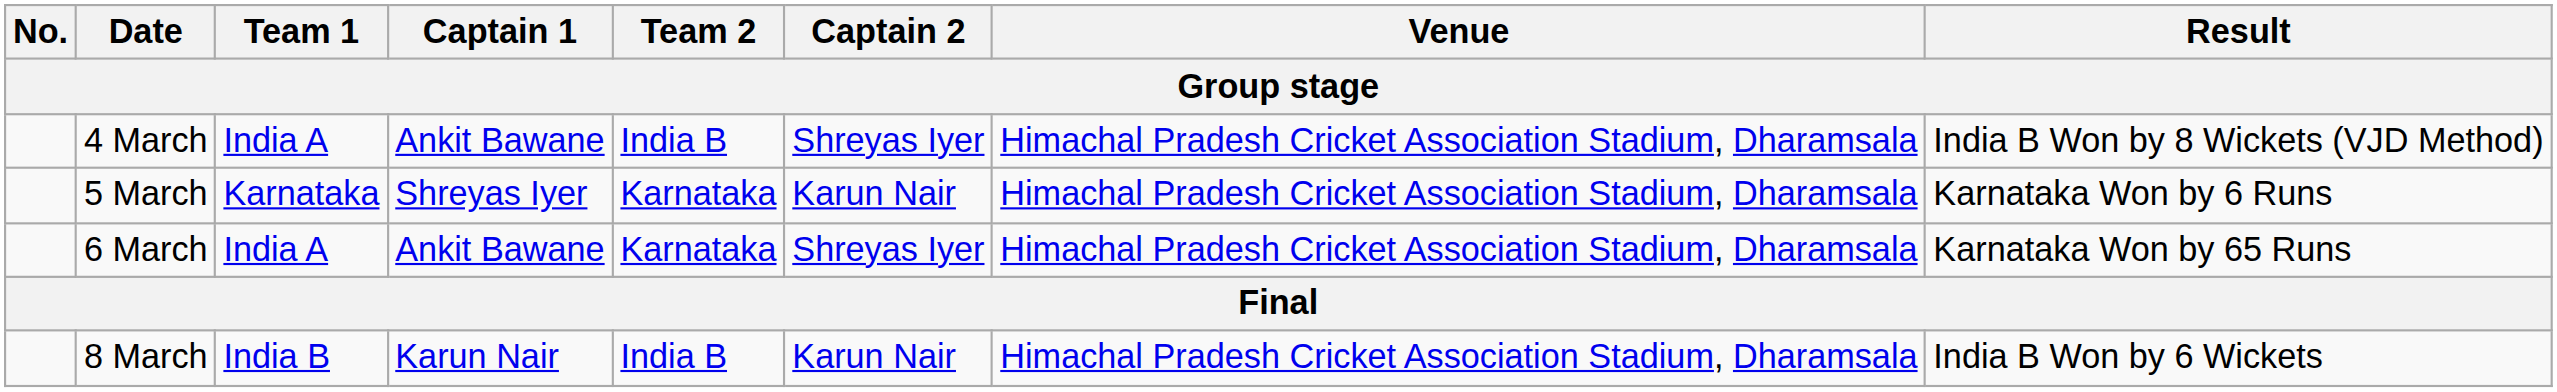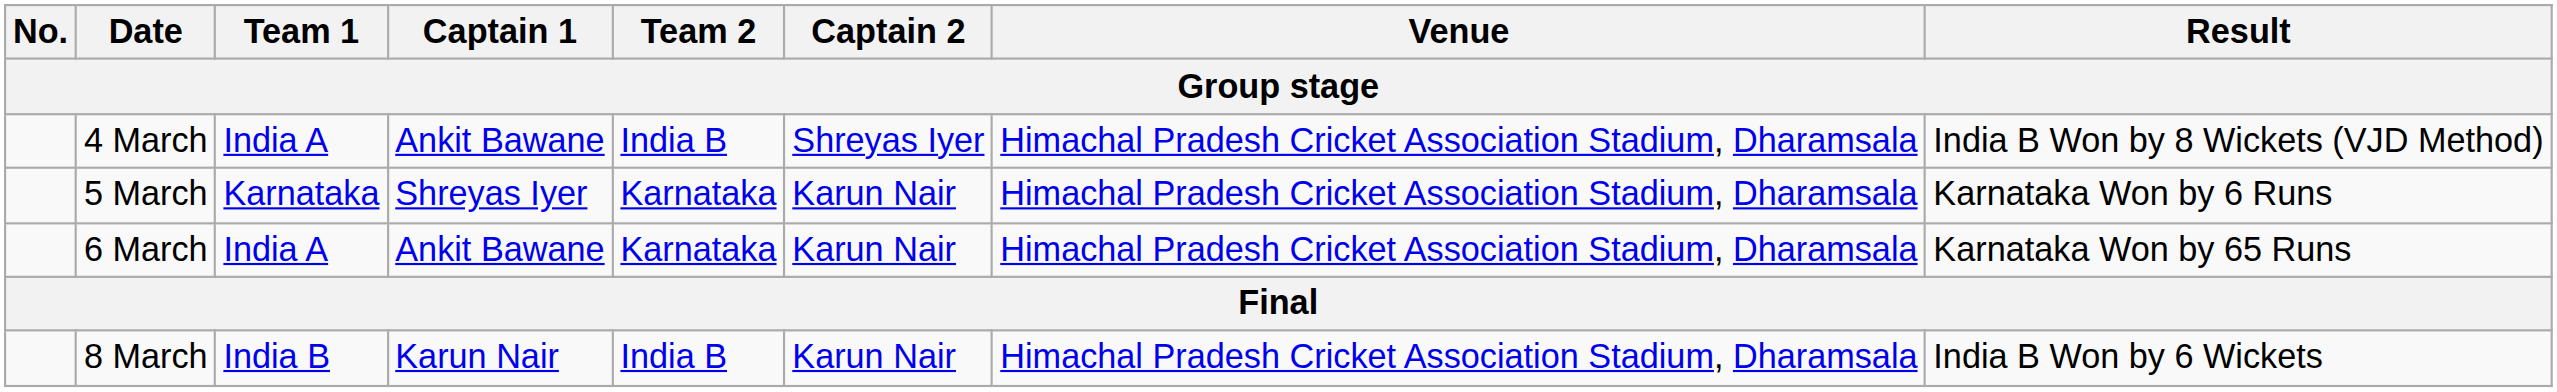(888, 248) Shreyas Iyer -> (874, 248) Karun Nair
